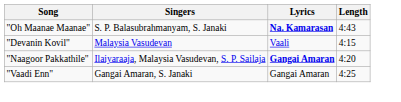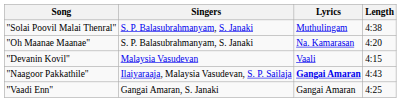+ row: (61, 27)
(302, 27) bold -> (325, 43) normal
(347, 27) 4:43 -> (374, 43) 4:20
(347, 59) 4:20 -> (374, 74) 4:43
